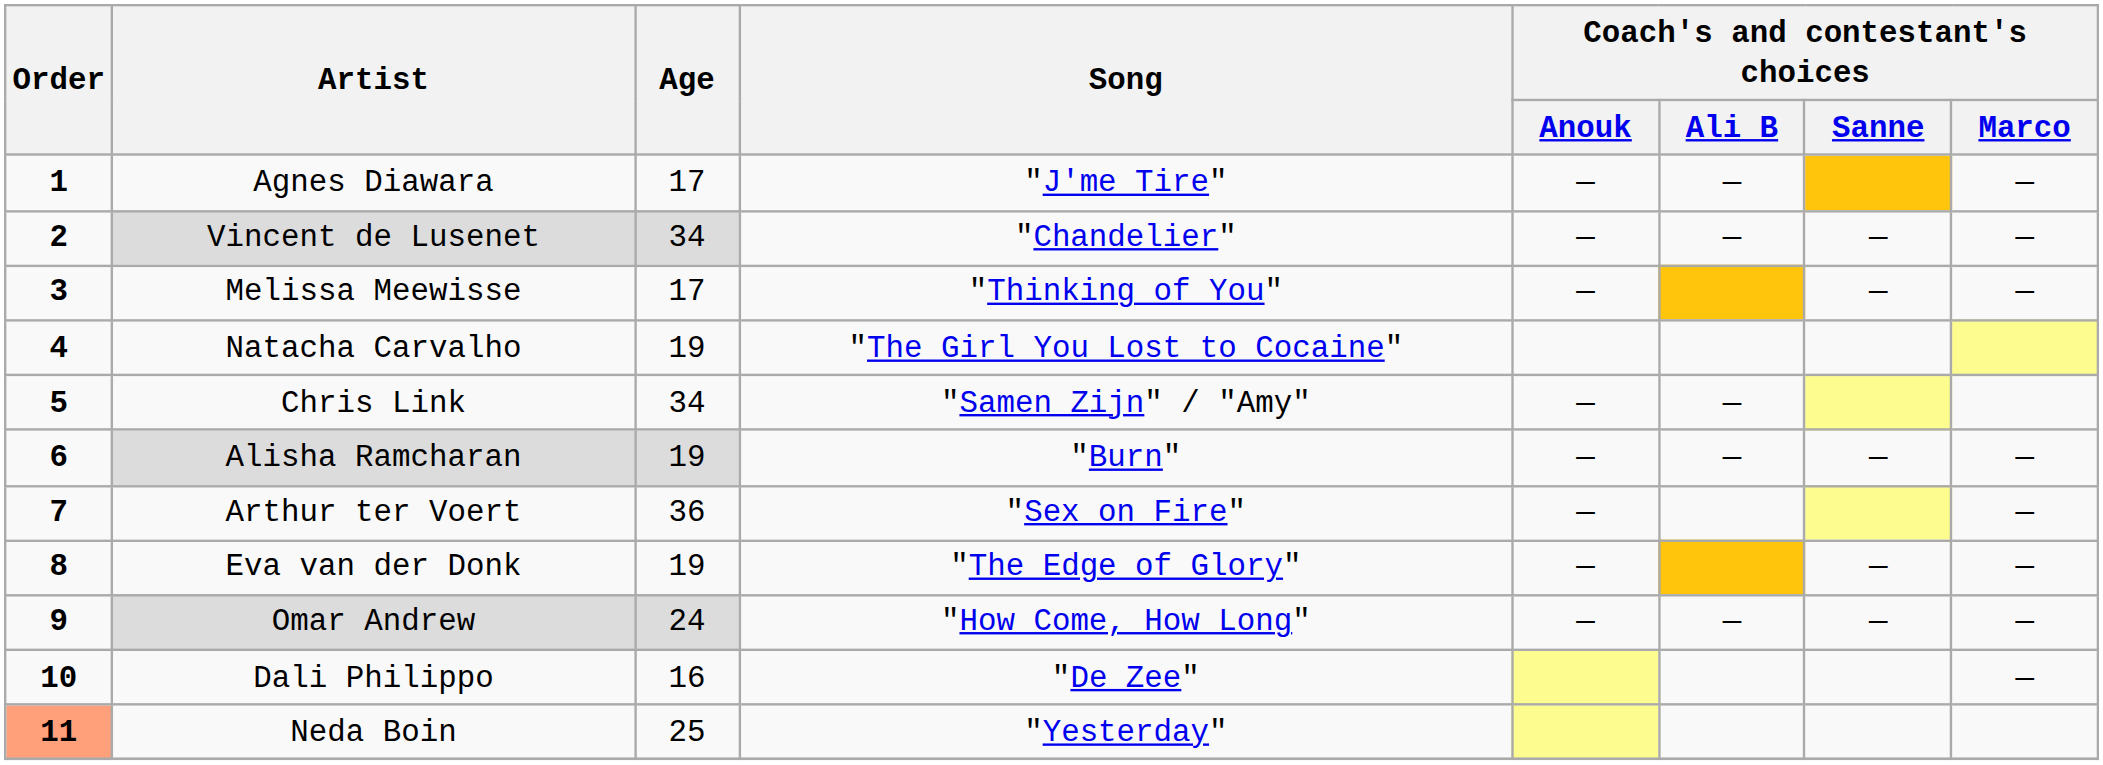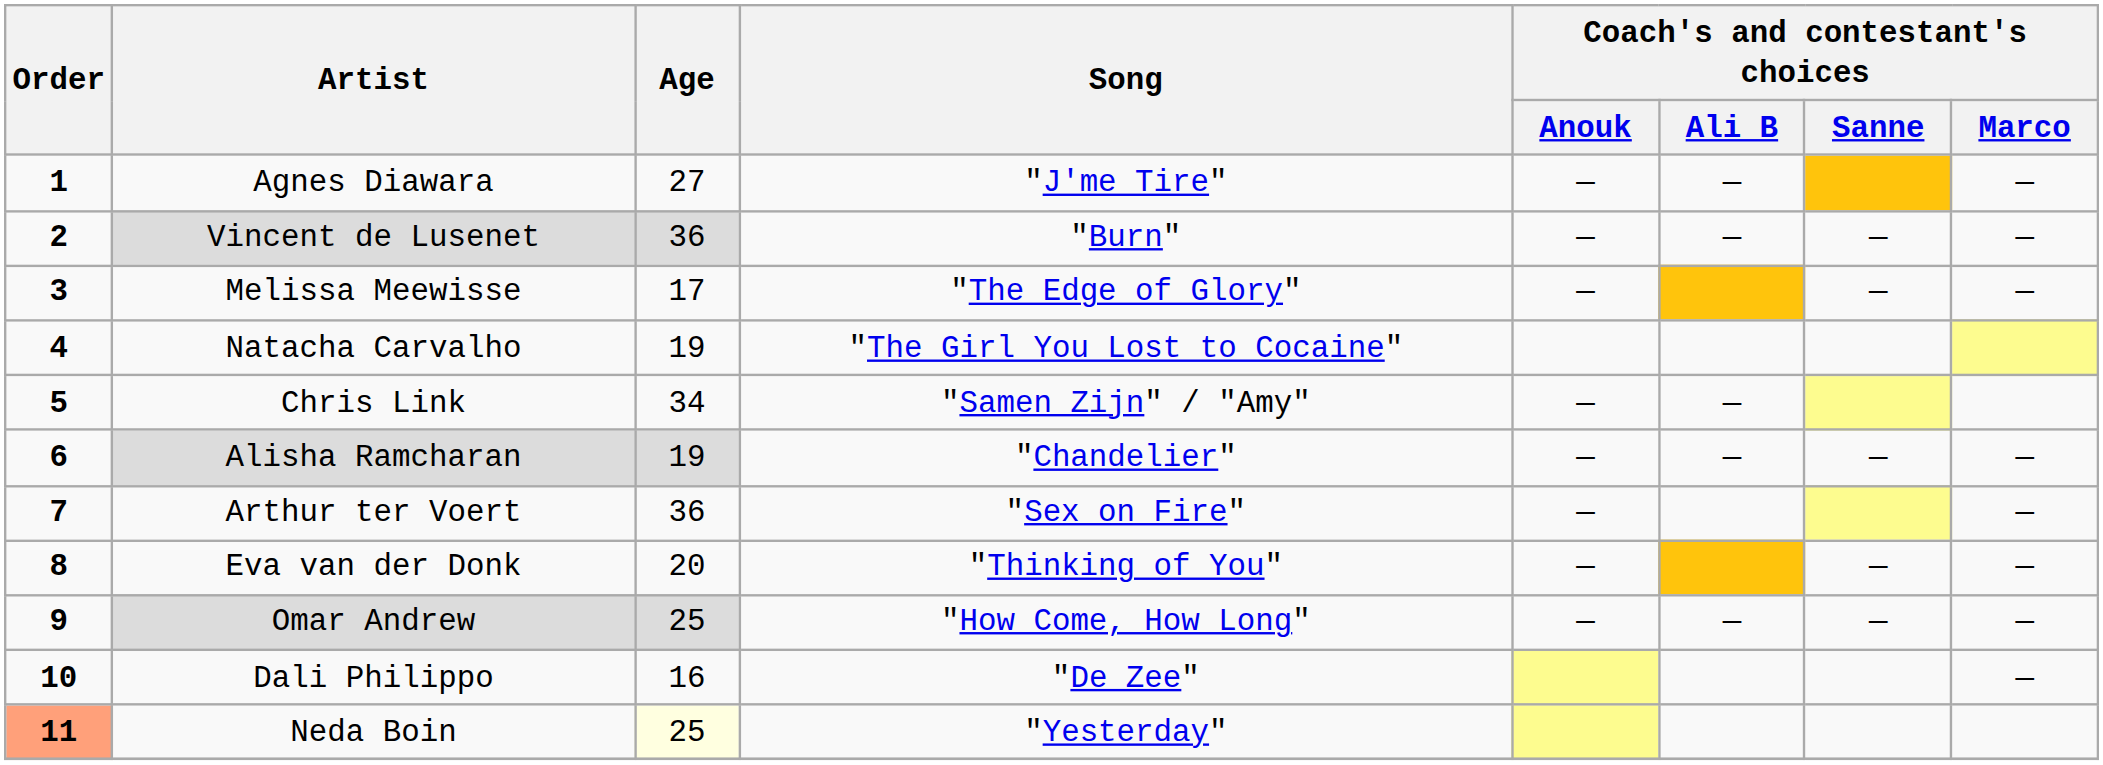(687, 183) 17 -> (687, 183) 27
(687, 238) 34 -> (687, 238) 36
(1126, 238) "Chandelier" -> (1126, 238) "Burn"
(1126, 293) "Thinking of You" -> (1126, 293) "The Edge of Glory"
(1126, 458) "Burn" -> (1126, 458) "Chandelier"
(687, 568) 19 -> (687, 568) 20
(1126, 568) "The Edge of Glory" -> (1126, 568) "Thinking of You"
(687, 622) 24 -> (687, 622) 25
(687, 732) no background -> (687, 732) lightyellow background
